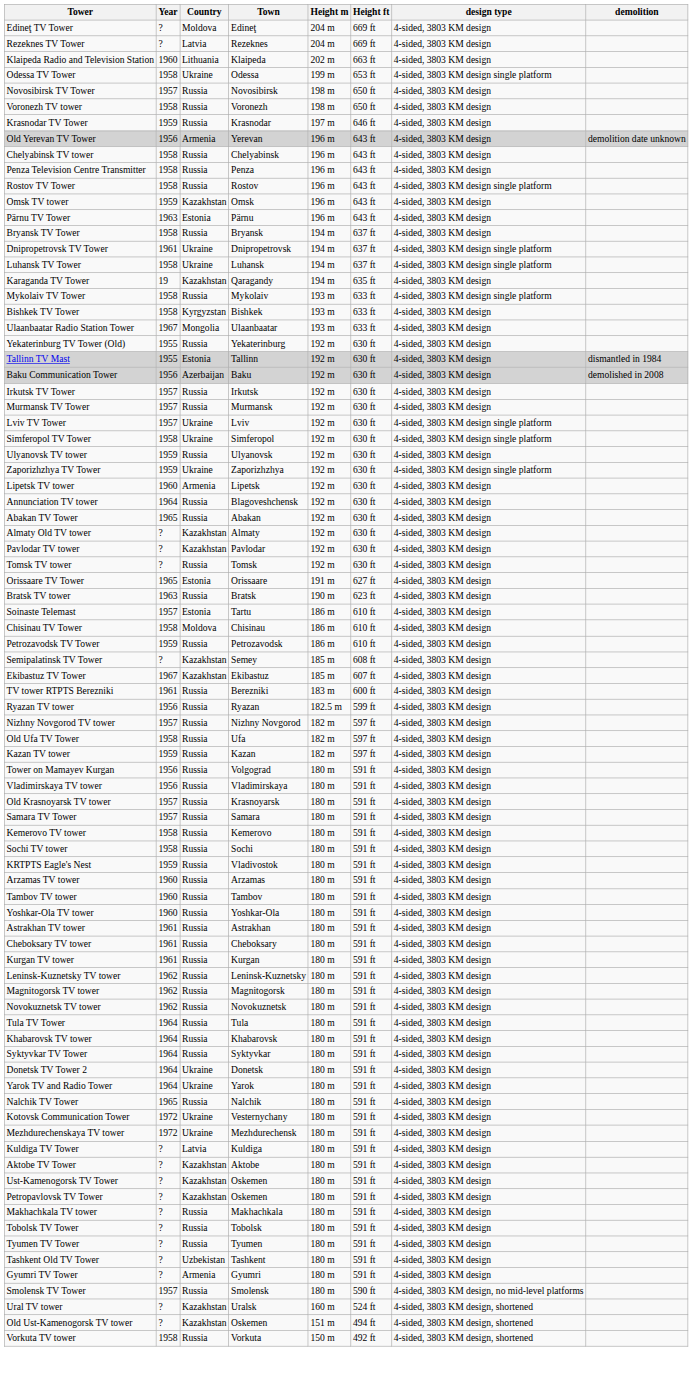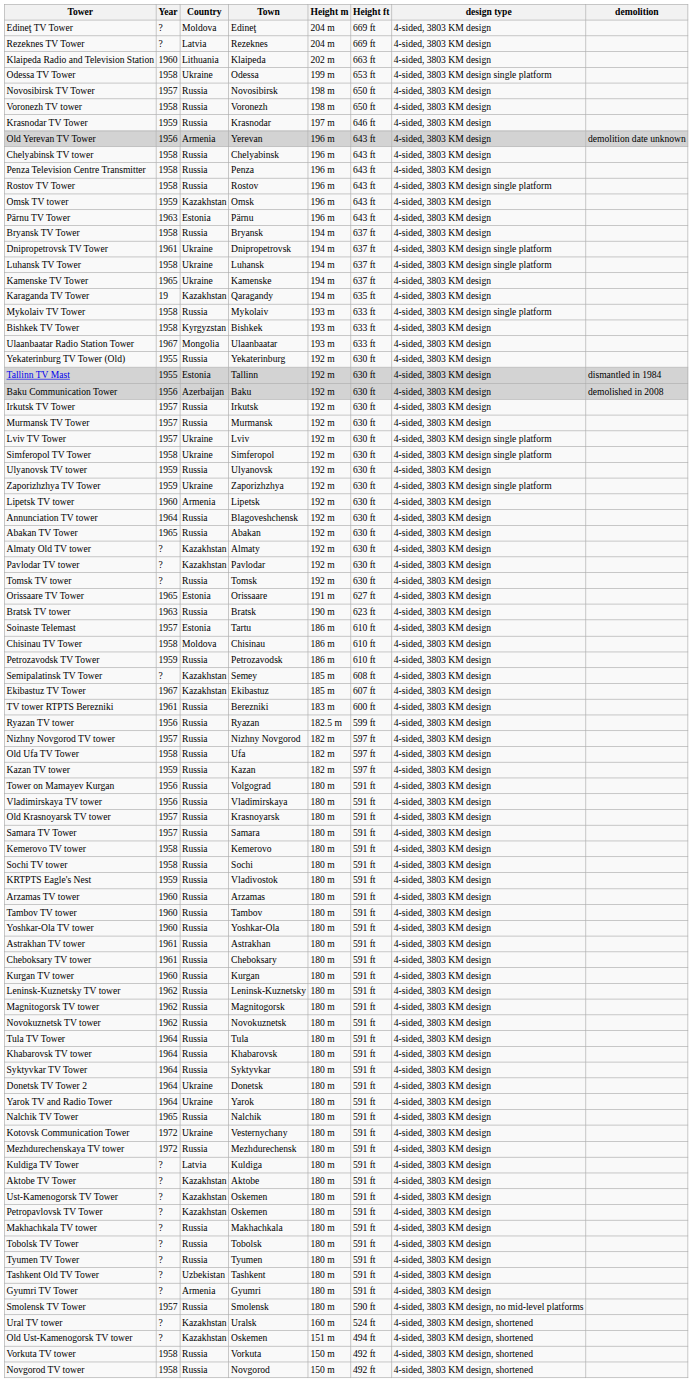+ row: (47, 281)
(168, 959) 1961 -> (168, 975) 1960
(197, 1133) Ukraine -> (195, 1149) Russia
+ row: (45, 1370)
